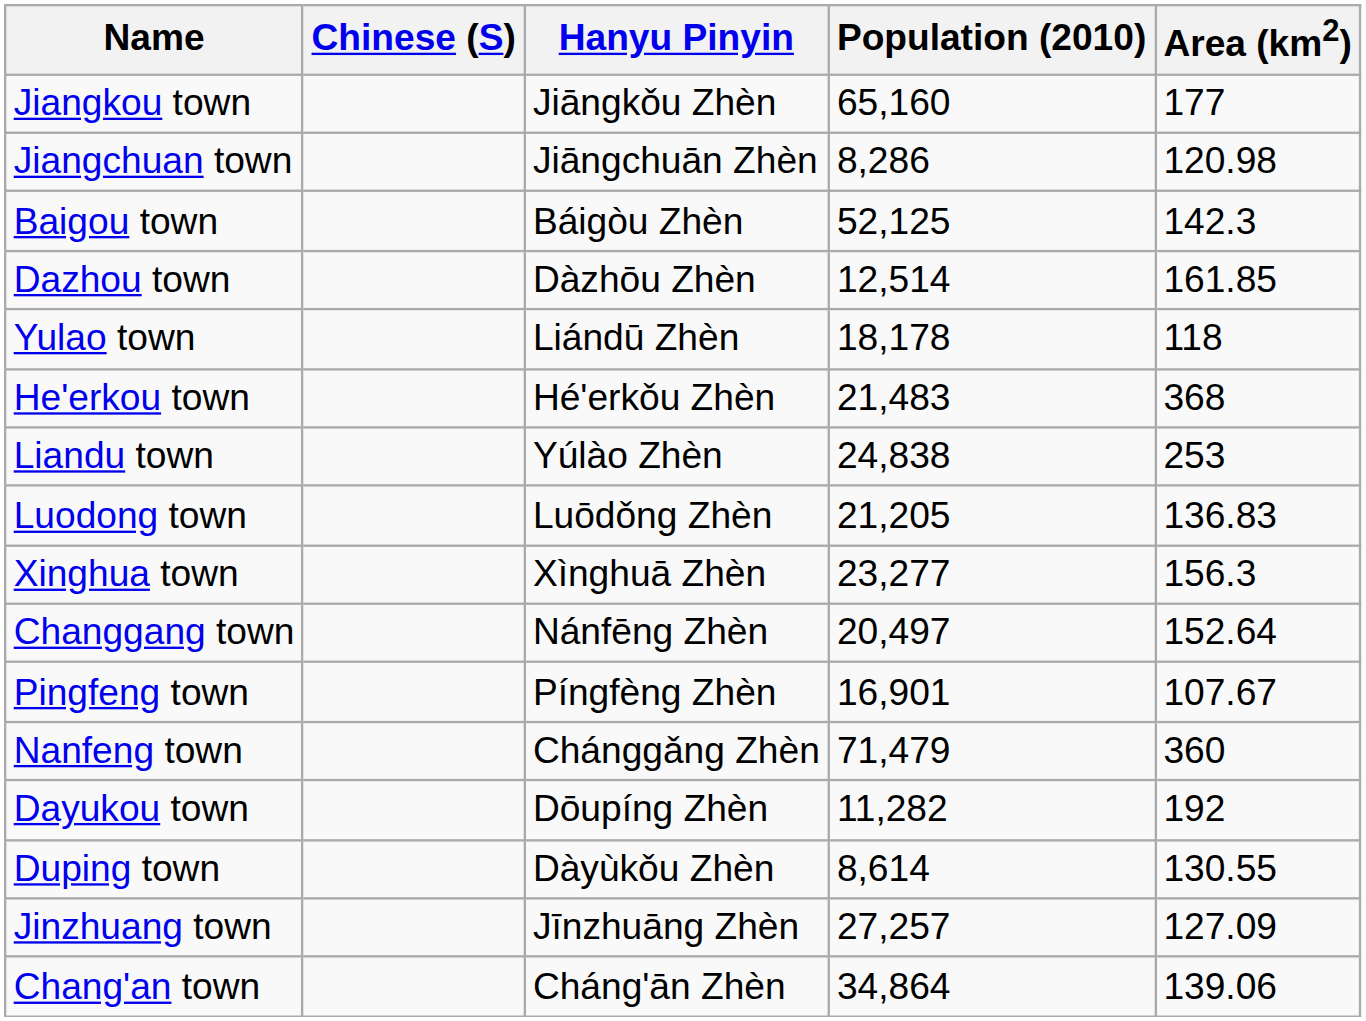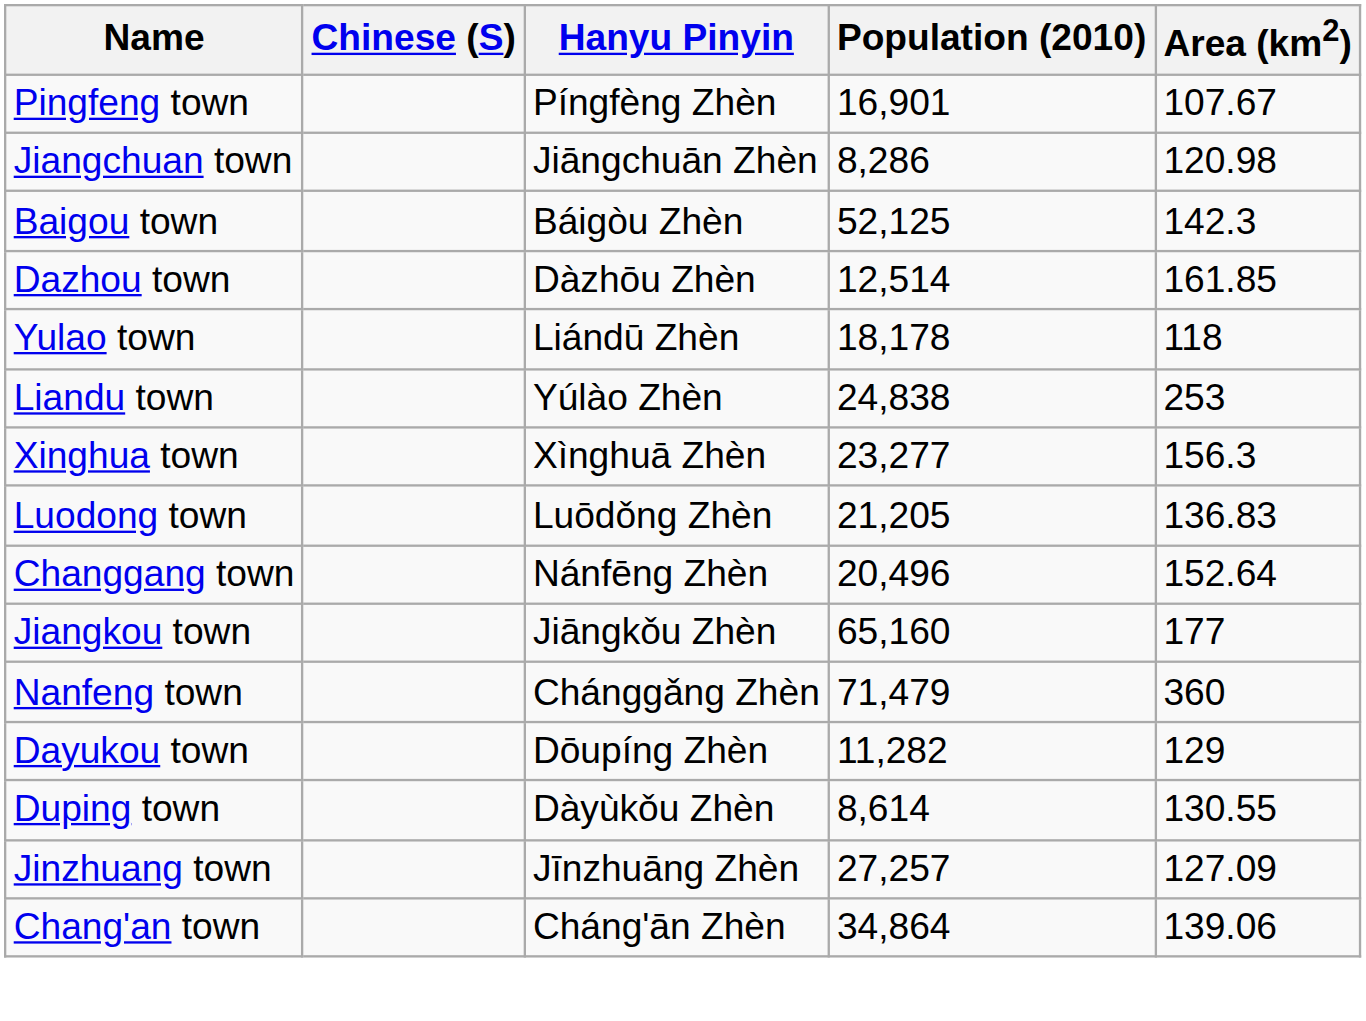rows swapped: (132, 102) <-> (131, 691)
- row: (132, 397)
rows swapped: (126, 573) <-> (130, 514)
(894, 632) 20,497 -> (894, 573) 20,496
(1194, 809) 192 -> (1194, 750) 129
